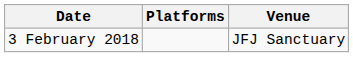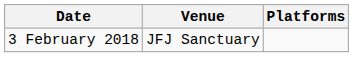columns swapped: (288, 16) <-> (185, 16)
